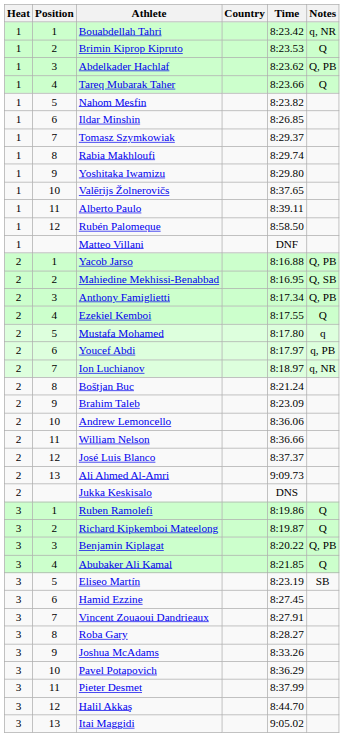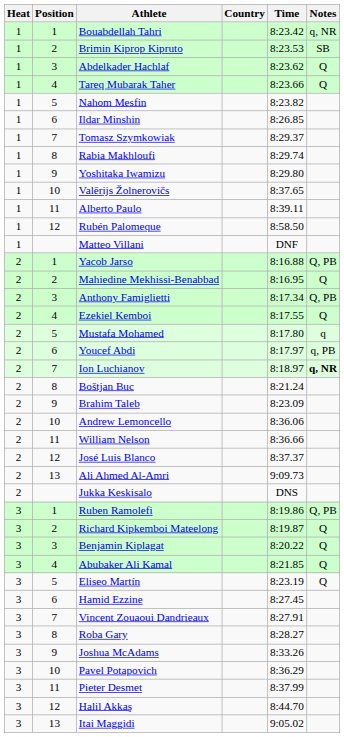(323, 48) Q -> (323, 48) SB
(323, 66) Q, PB -> (323, 66) Q
(323, 279) Q, SB -> (323, 279) Q
(323, 368) normal -> (323, 368) bold
(323, 510) Q -> (323, 510) Q, PB
(323, 546) Q, PB -> (323, 546) Q
(323, 581) SB -> (323, 581) Q
